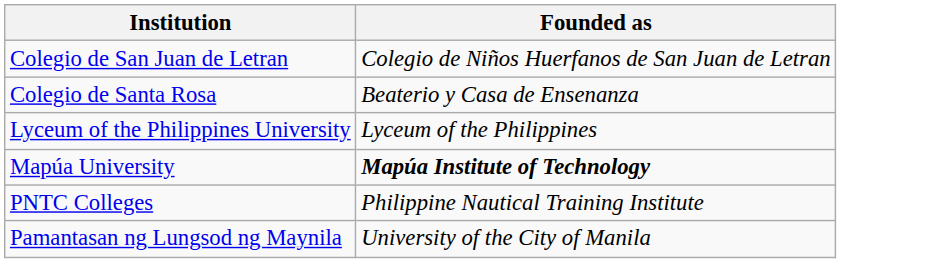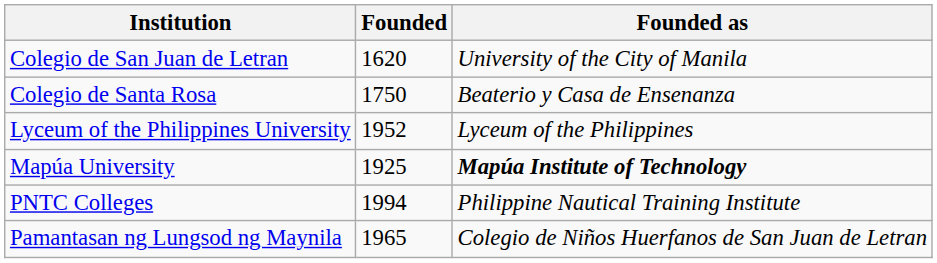+ column: (404, 22)
(596, 58) Colegio de Niños Huerfanos de San Juan de Letran -> (602, 58) University of the City of Manila
(506, 238) University of the City of Manila -> (692, 238) Colegio de Niños Huerfanos de San Juan de Letran
